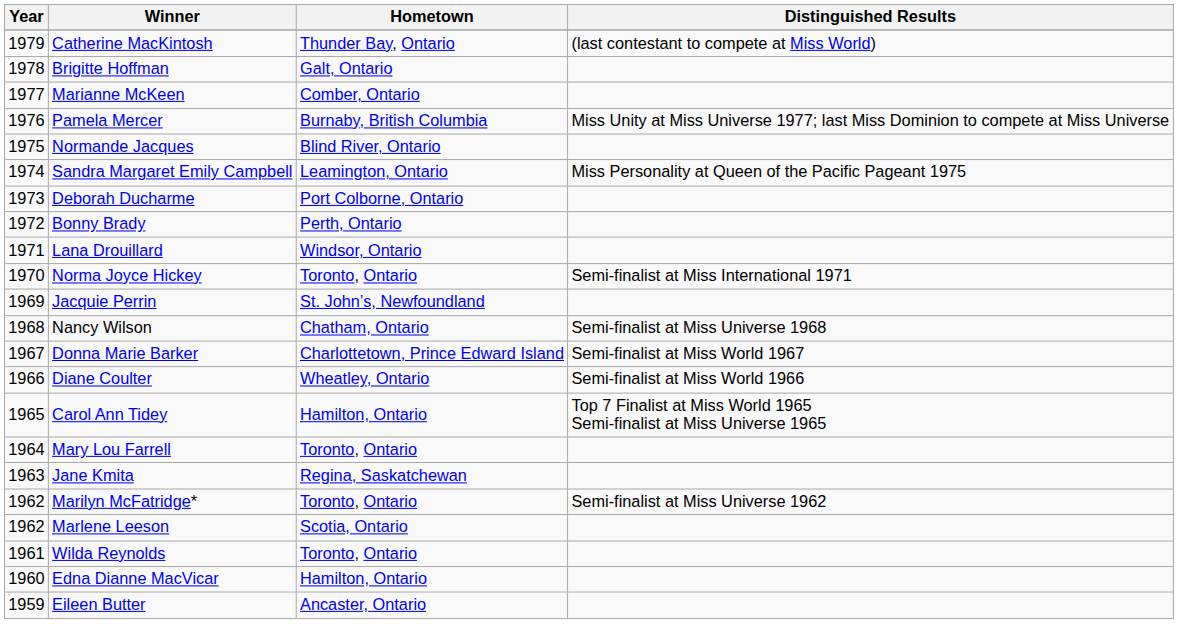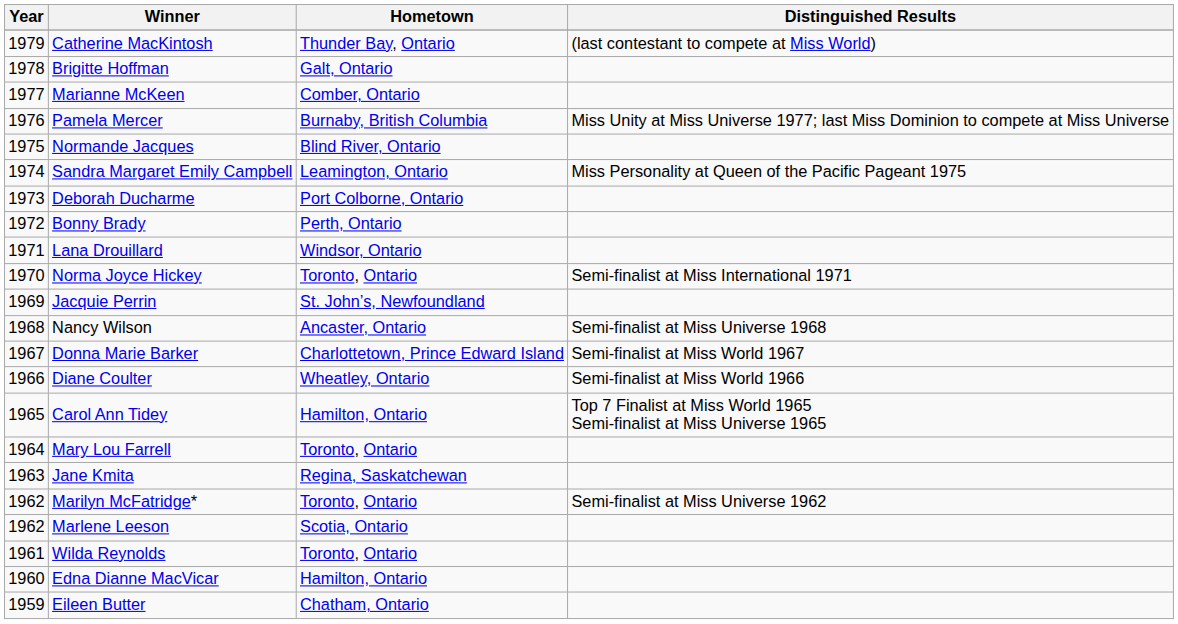(364, 328) Chatham, Ontario -> (363, 328) Ancaster, Ontario
(363, 605) Ancaster, Ontario -> (364, 605) Chatham, Ontario
